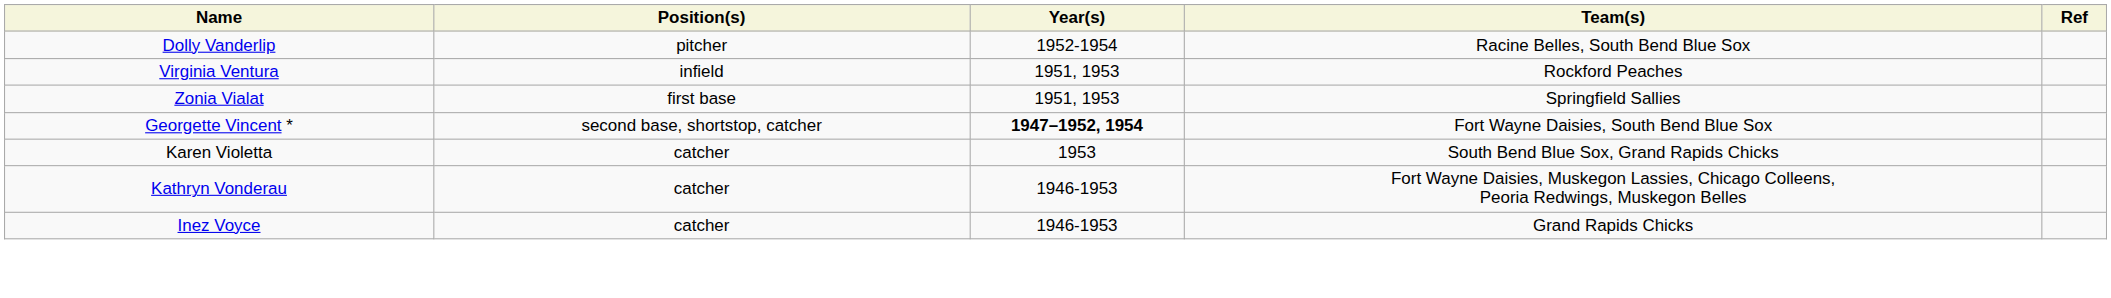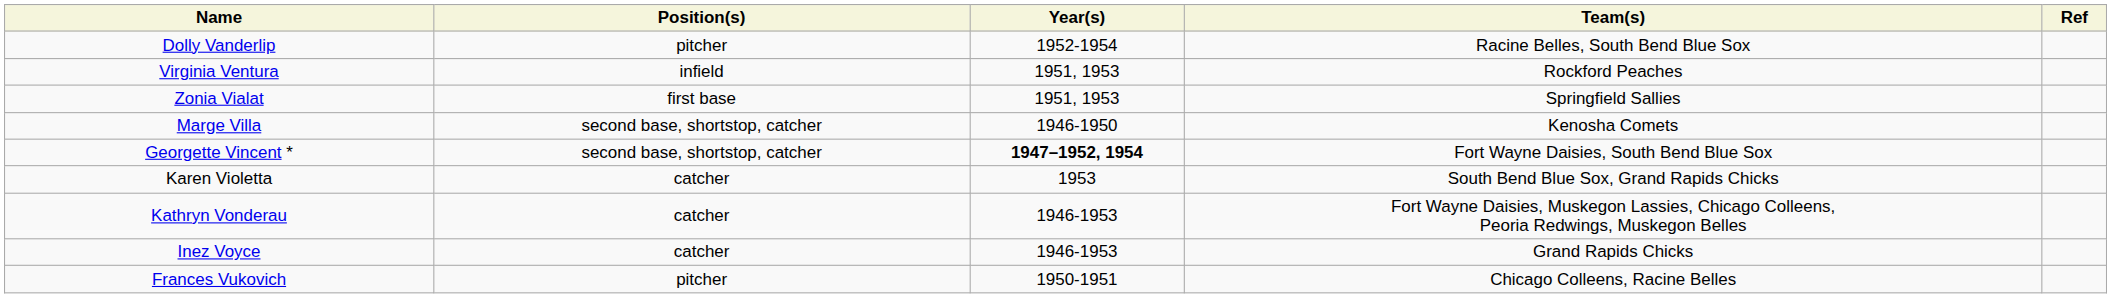+ row: (219, 125)
+ row: (219, 279)
